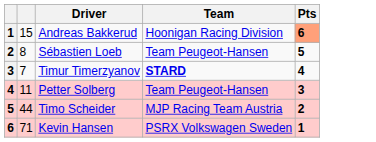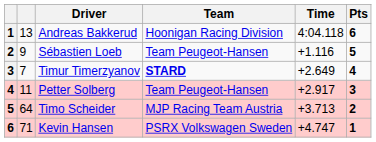+ column: (321, 14)
(26, 33) 15 -> (26, 33) 13
(301, 33) lightsalmon background -> (353, 33) no background
(23, 52) 8 -> (23, 52) 9
(26, 109) 44 -> (26, 109) 64
